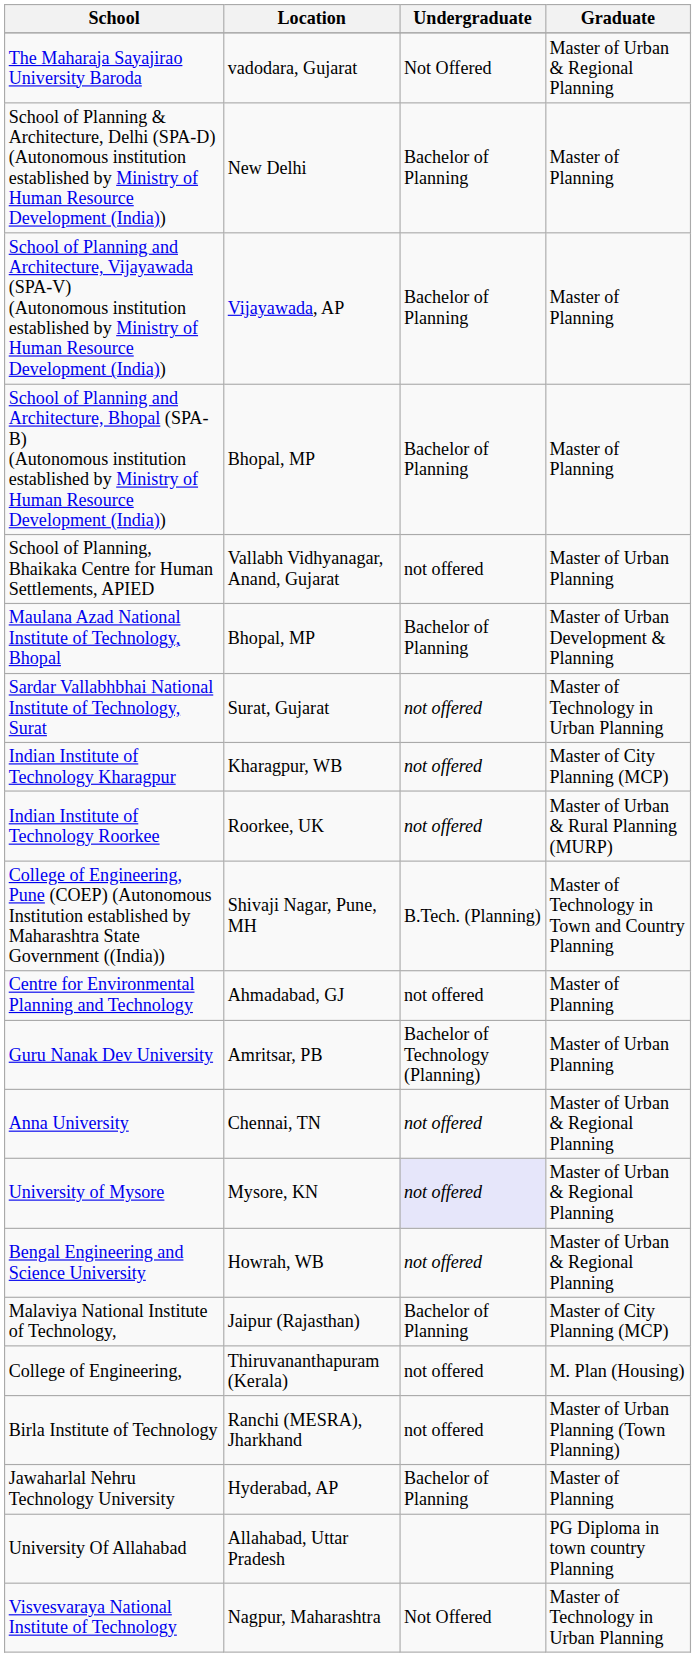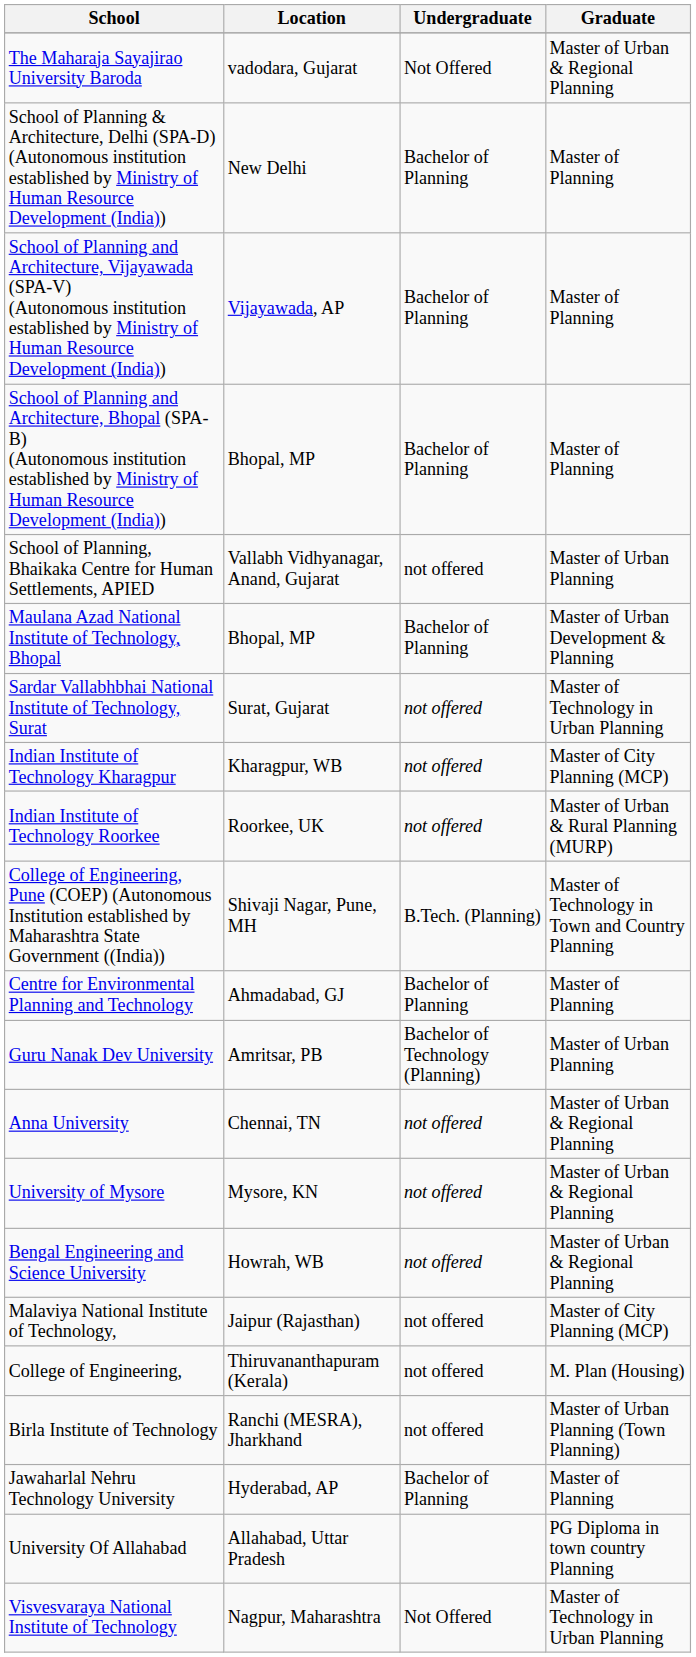(444, 995) not offered -> (446, 995) Bachelor of Planning
(443, 1193) lavender background -> (443, 1193) no background
(446, 1321) Bachelor of Planning -> (444, 1321) not offered
